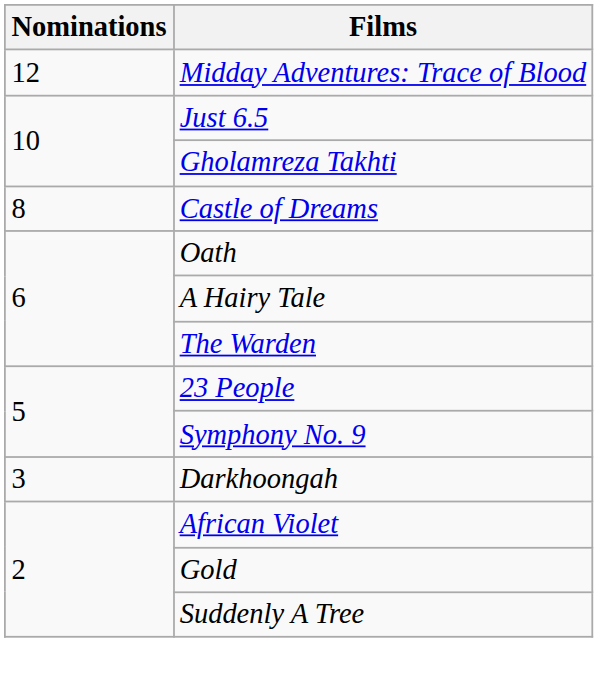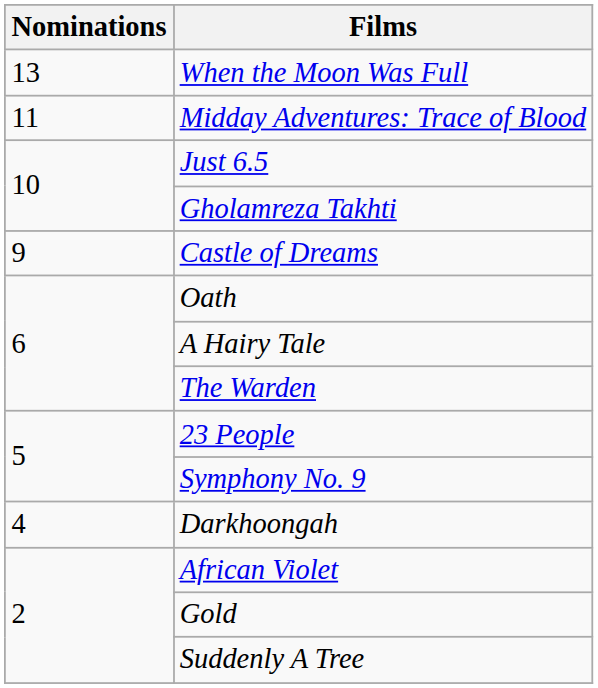+ row: (324, 72)
(26, 72) 12 -> (25, 117) 11
(19, 207) 8 -> (19, 252) 9
(19, 478) 3 -> (19, 523) 4
